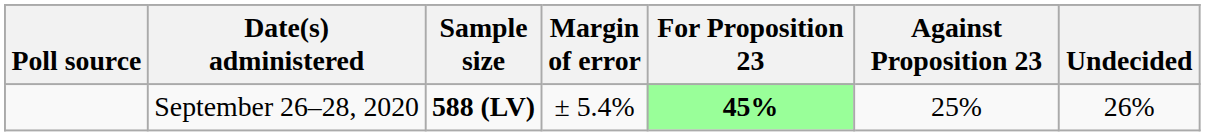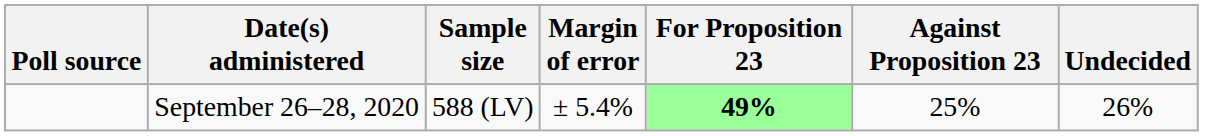(484, 106) bold -> (483, 106) normal
(750, 106) 45% -> (749, 106) 49%
